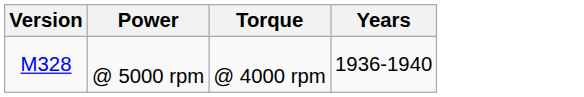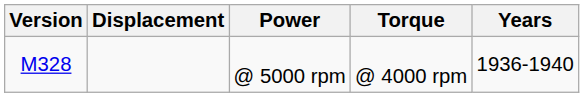+ column: (158, 20)
